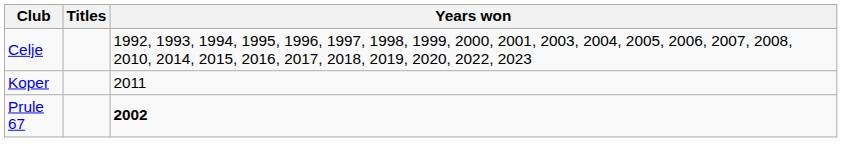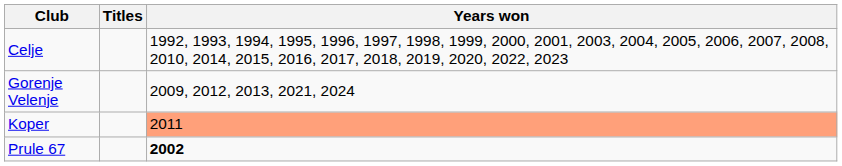+ row: (35, 91)
(130, 82) no background -> (166, 124) lightsalmon background
